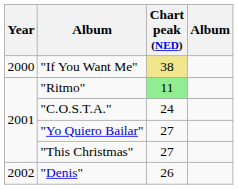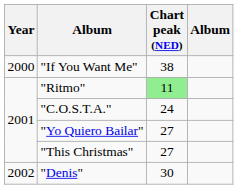(167, 66) khaki background -> (167, 66) no background
(167, 173) 26 -> (167, 173) 30
